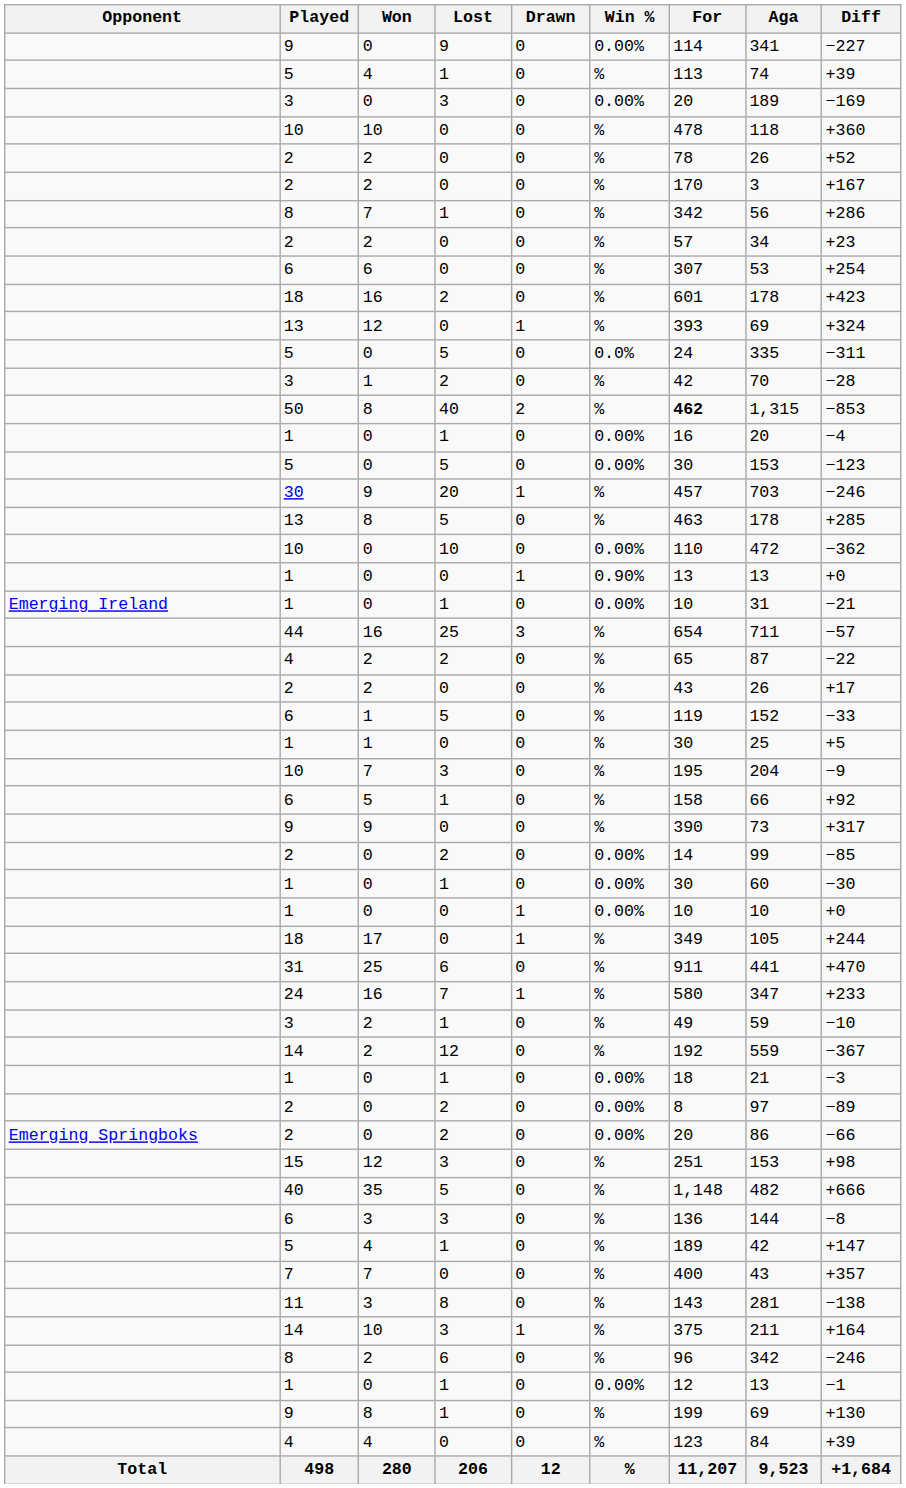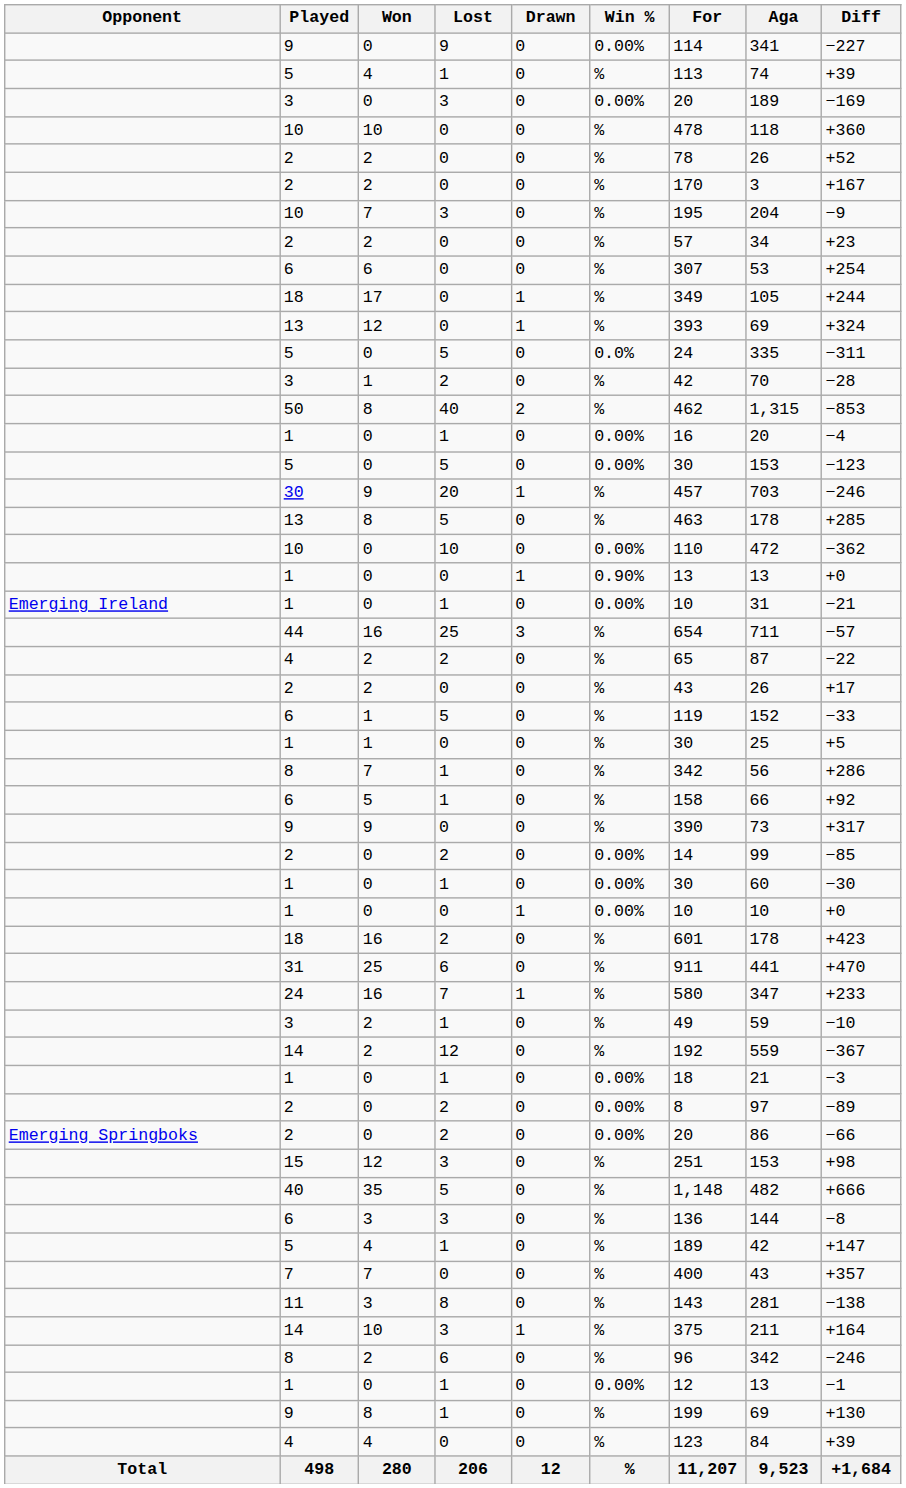rows swapped: (294, 772) <-> (289, 214)
rows swapped: (294, 939) <-> (294, 297)
(688, 409) bold -> (688, 409) normal
